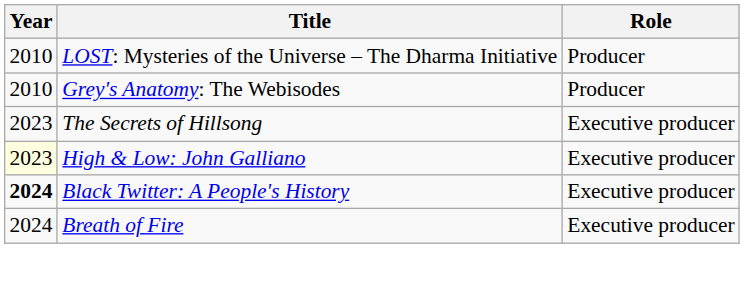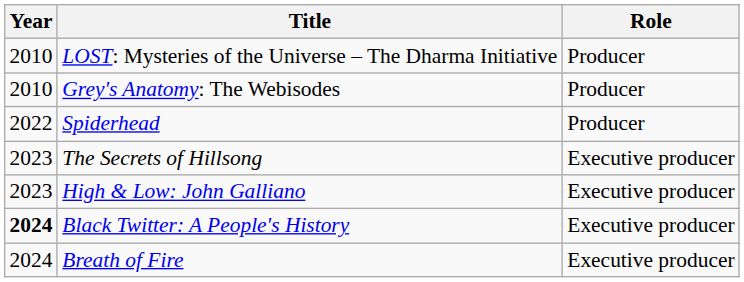+ row: (111, 123)
(31, 157) lightyellow background -> (31, 191) no background
